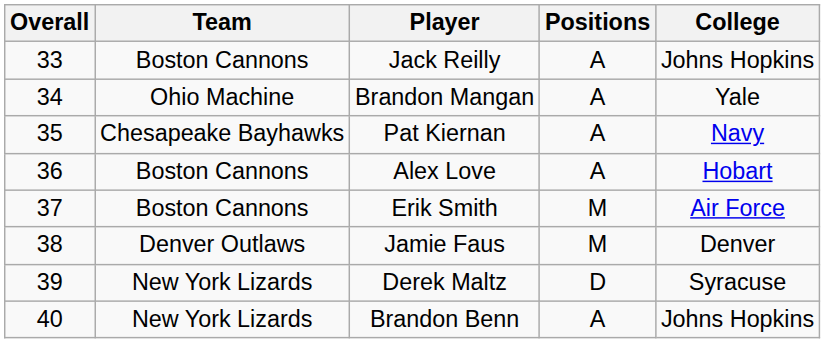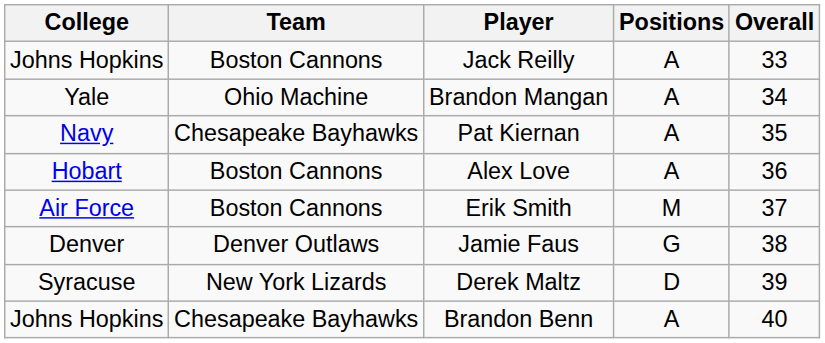columns swapped: (50, 23) <-> (738, 23)
(598, 245) M -> (672, 245) G
(222, 319) New York Lizards -> (296, 319) Chesapeake Bayhawks
